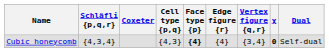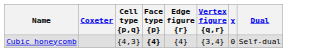- column: (99, 20)
(274, 41) bold -> (233, 41) normal
